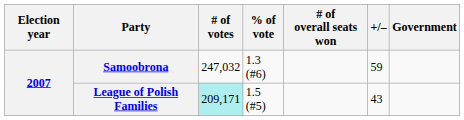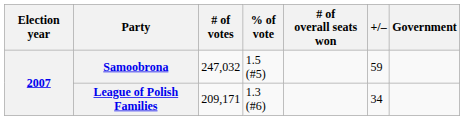(256, 66) 1.3 (#6) -> (256, 66) 1.5 (#5)
(221, 99) paleturquoise background -> (221, 99) no background
(256, 99) 1.5 (#5) -> (256, 99) 1.3 (#6)
(376, 99) 43 -> (376, 99) 34
